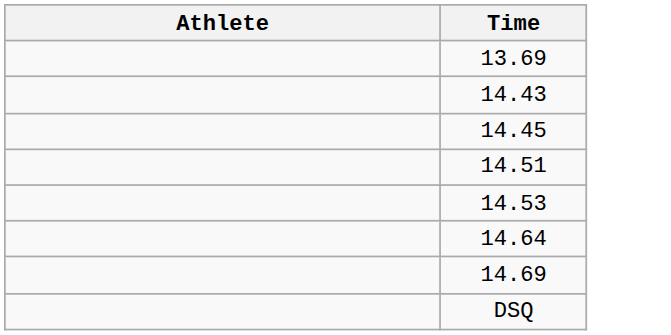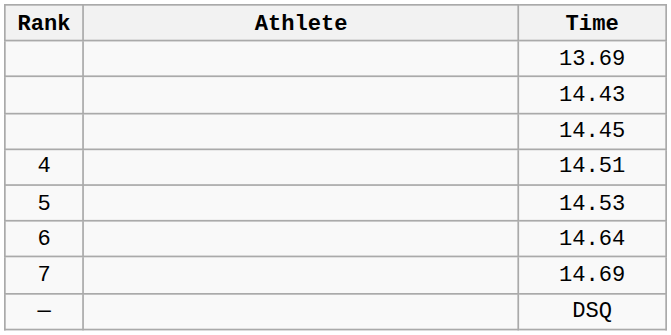+ column: (44, 23)
